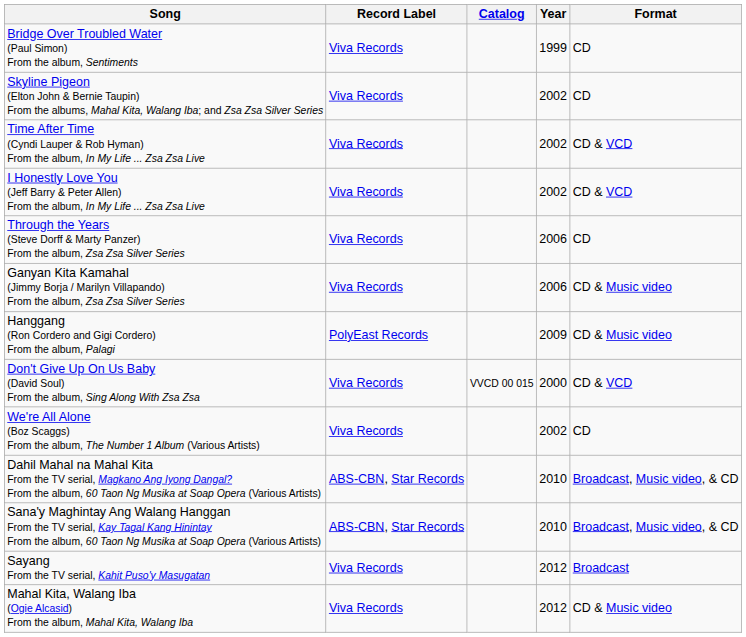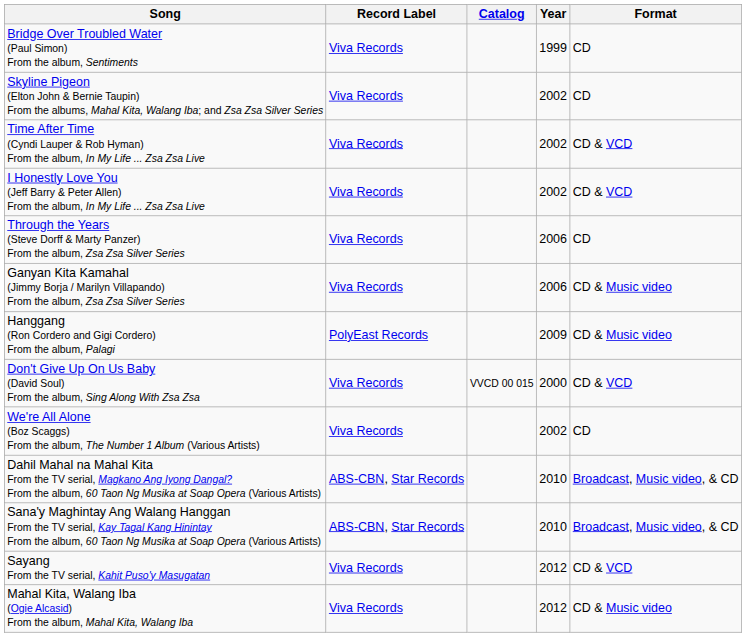(601, 567) Broadcast -> (603, 567) CD & VCD
